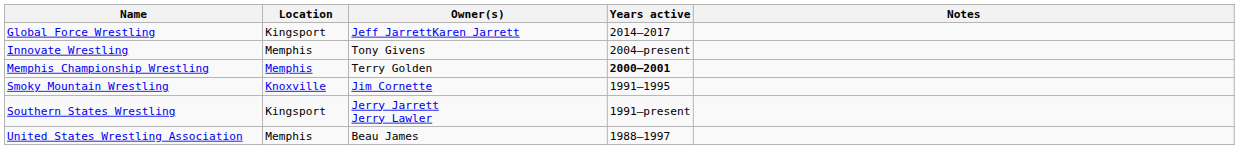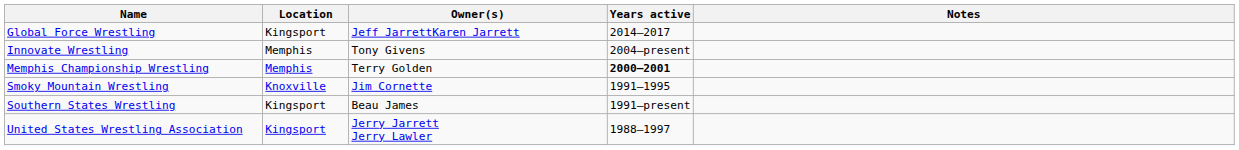(395, 111) Jerry Jarrett Jerry Lawler -> (385, 105) Beau James
(289, 136) Memphis -> (296, 129) Kingsport
(385, 136) Beau James -> (395, 129) Jerry Jarrett Jerry Lawler
